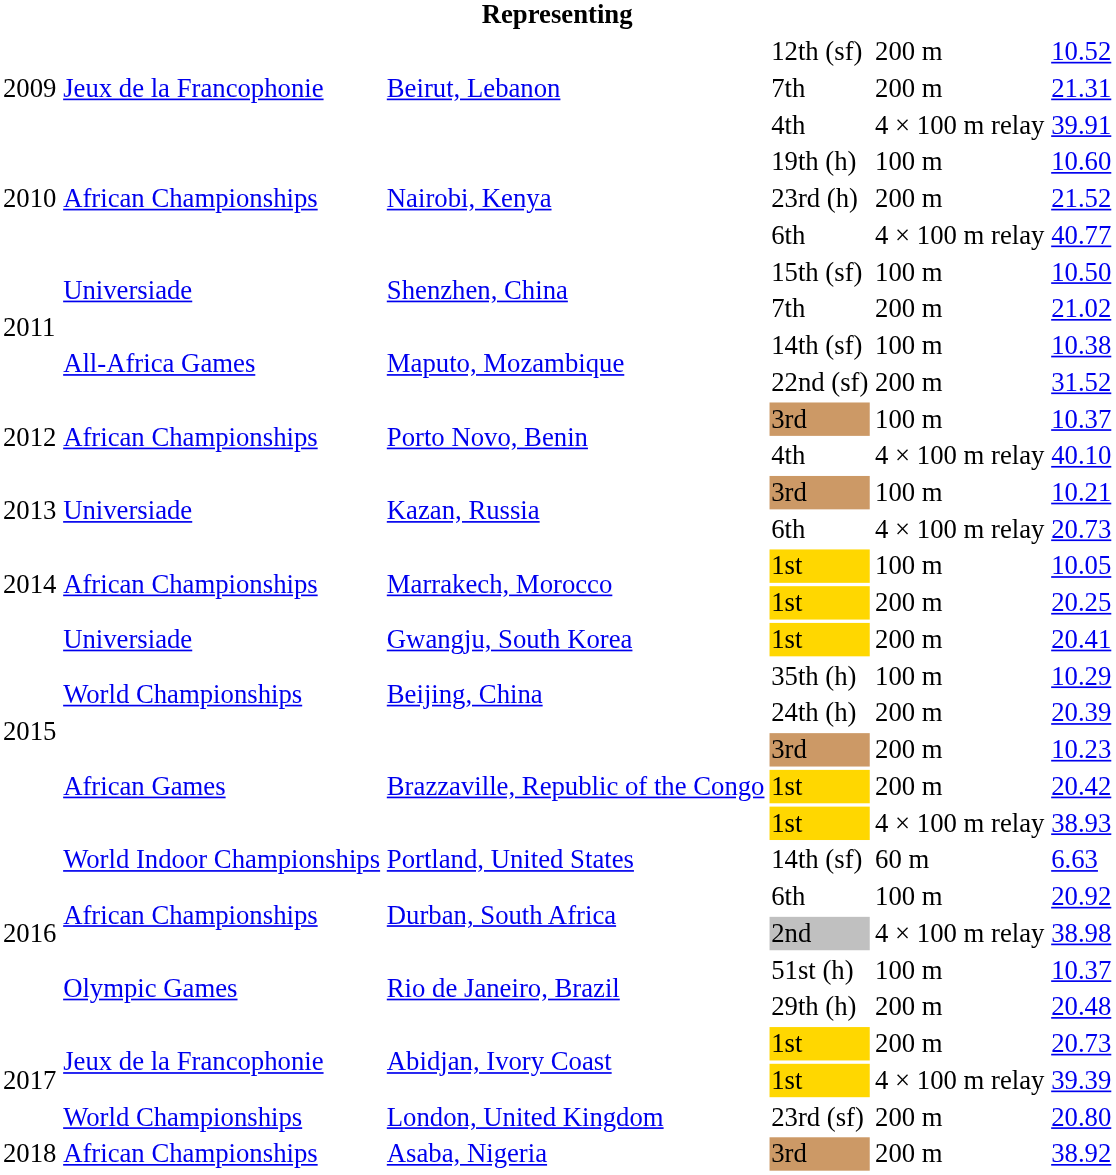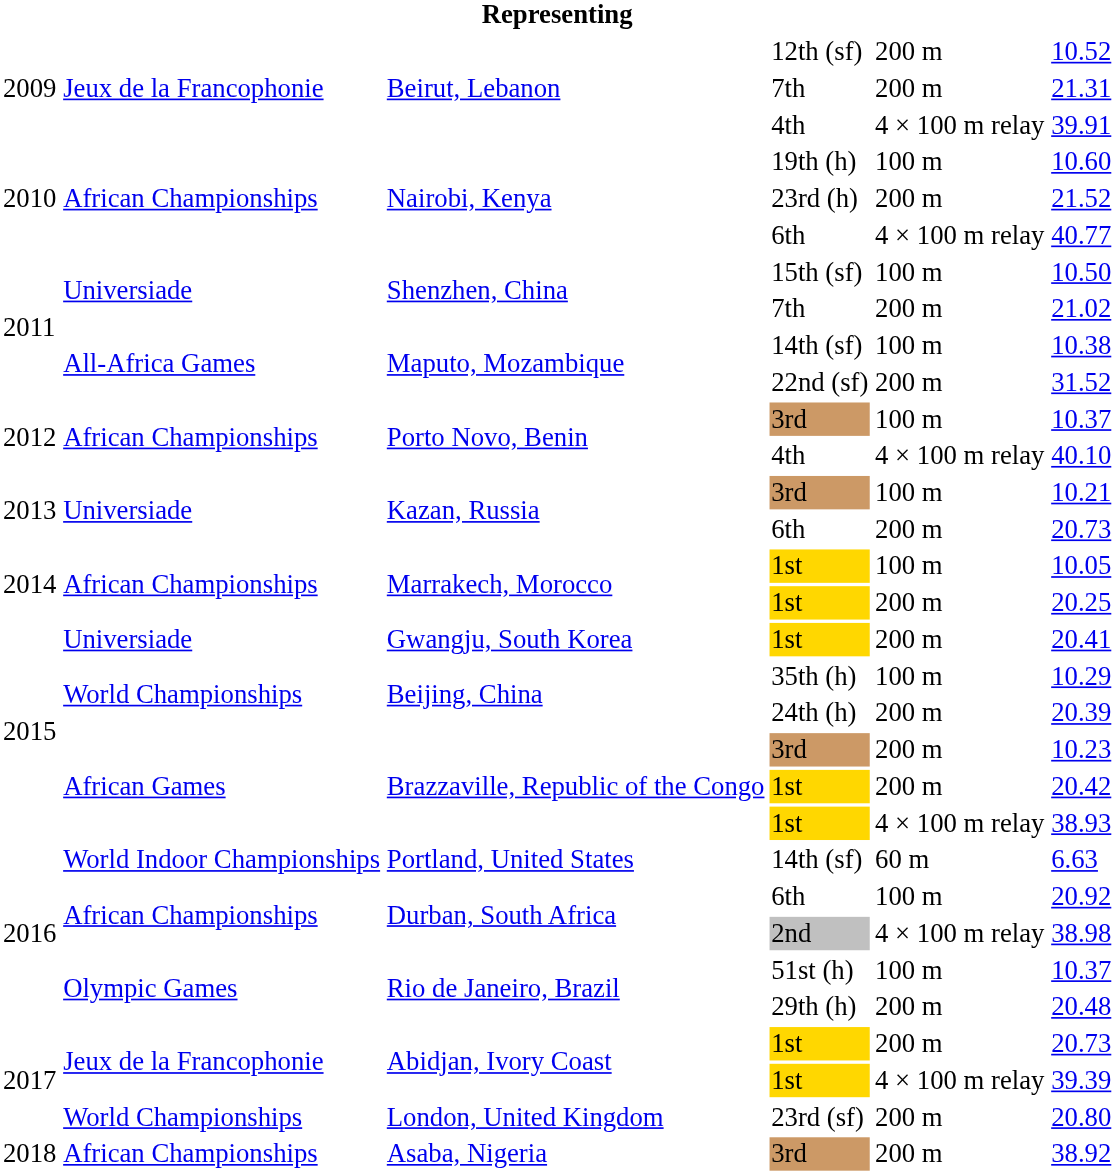(960, 529) 4 × 100 m relay -> (909, 529) 200 m
